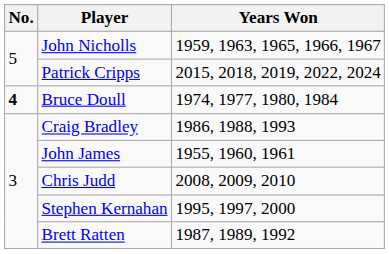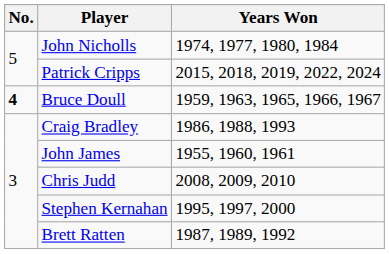(278, 45) 1959, 1963, 1965, 1966, 1967 -> (257, 45) 1974, 1977, 1980, 1984
(257, 99) 1974, 1977, 1980, 1984 -> (278, 99) 1959, 1963, 1965, 1966, 1967
